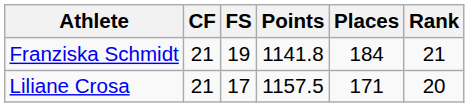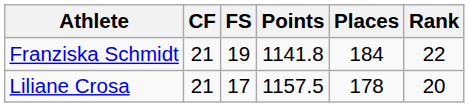(434, 54) 21 -> (434, 54) 22
(367, 86) 171 -> (367, 86) 178
